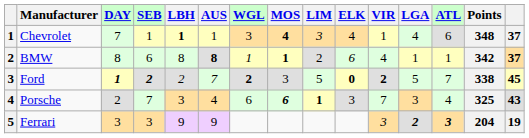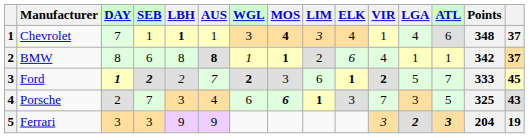(319, 78) 5 -> (319, 78) 6
(352, 78) 0 -> (352, 78) 1
(484, 78) 338 -> (484, 78) 333
(448, 100) 4 -> (448, 100) 5
